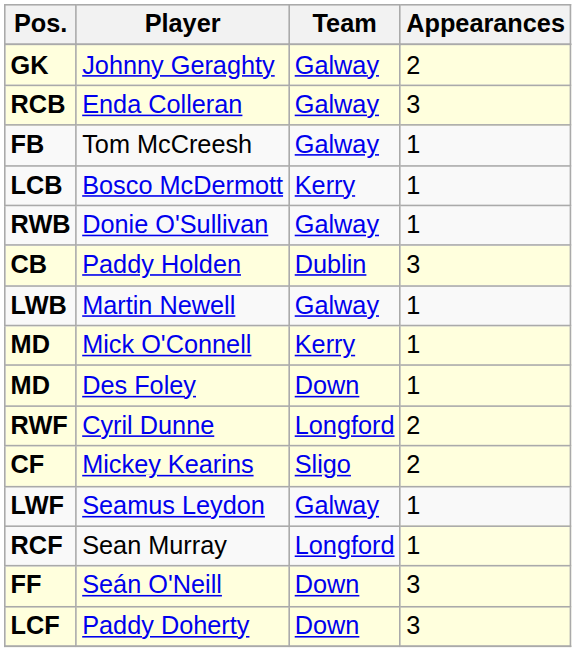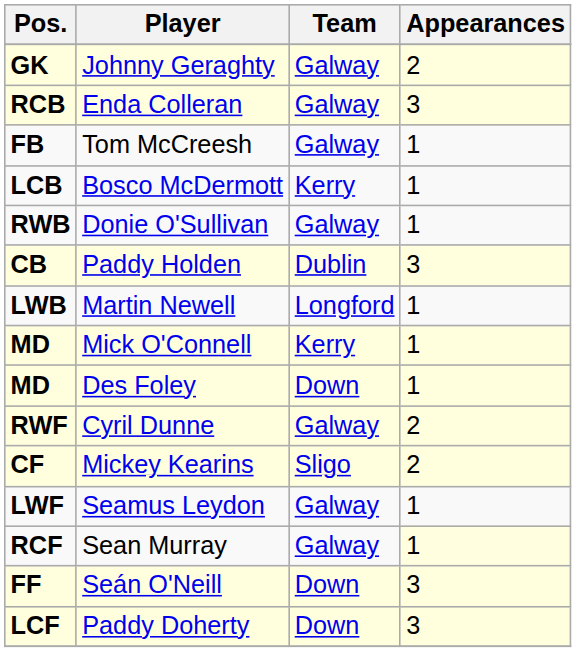(337, 305) Galway -> (345, 305) Longford
(345, 425) Longford -> (337, 425) Galway
(345, 545) Longford -> (337, 545) Galway
